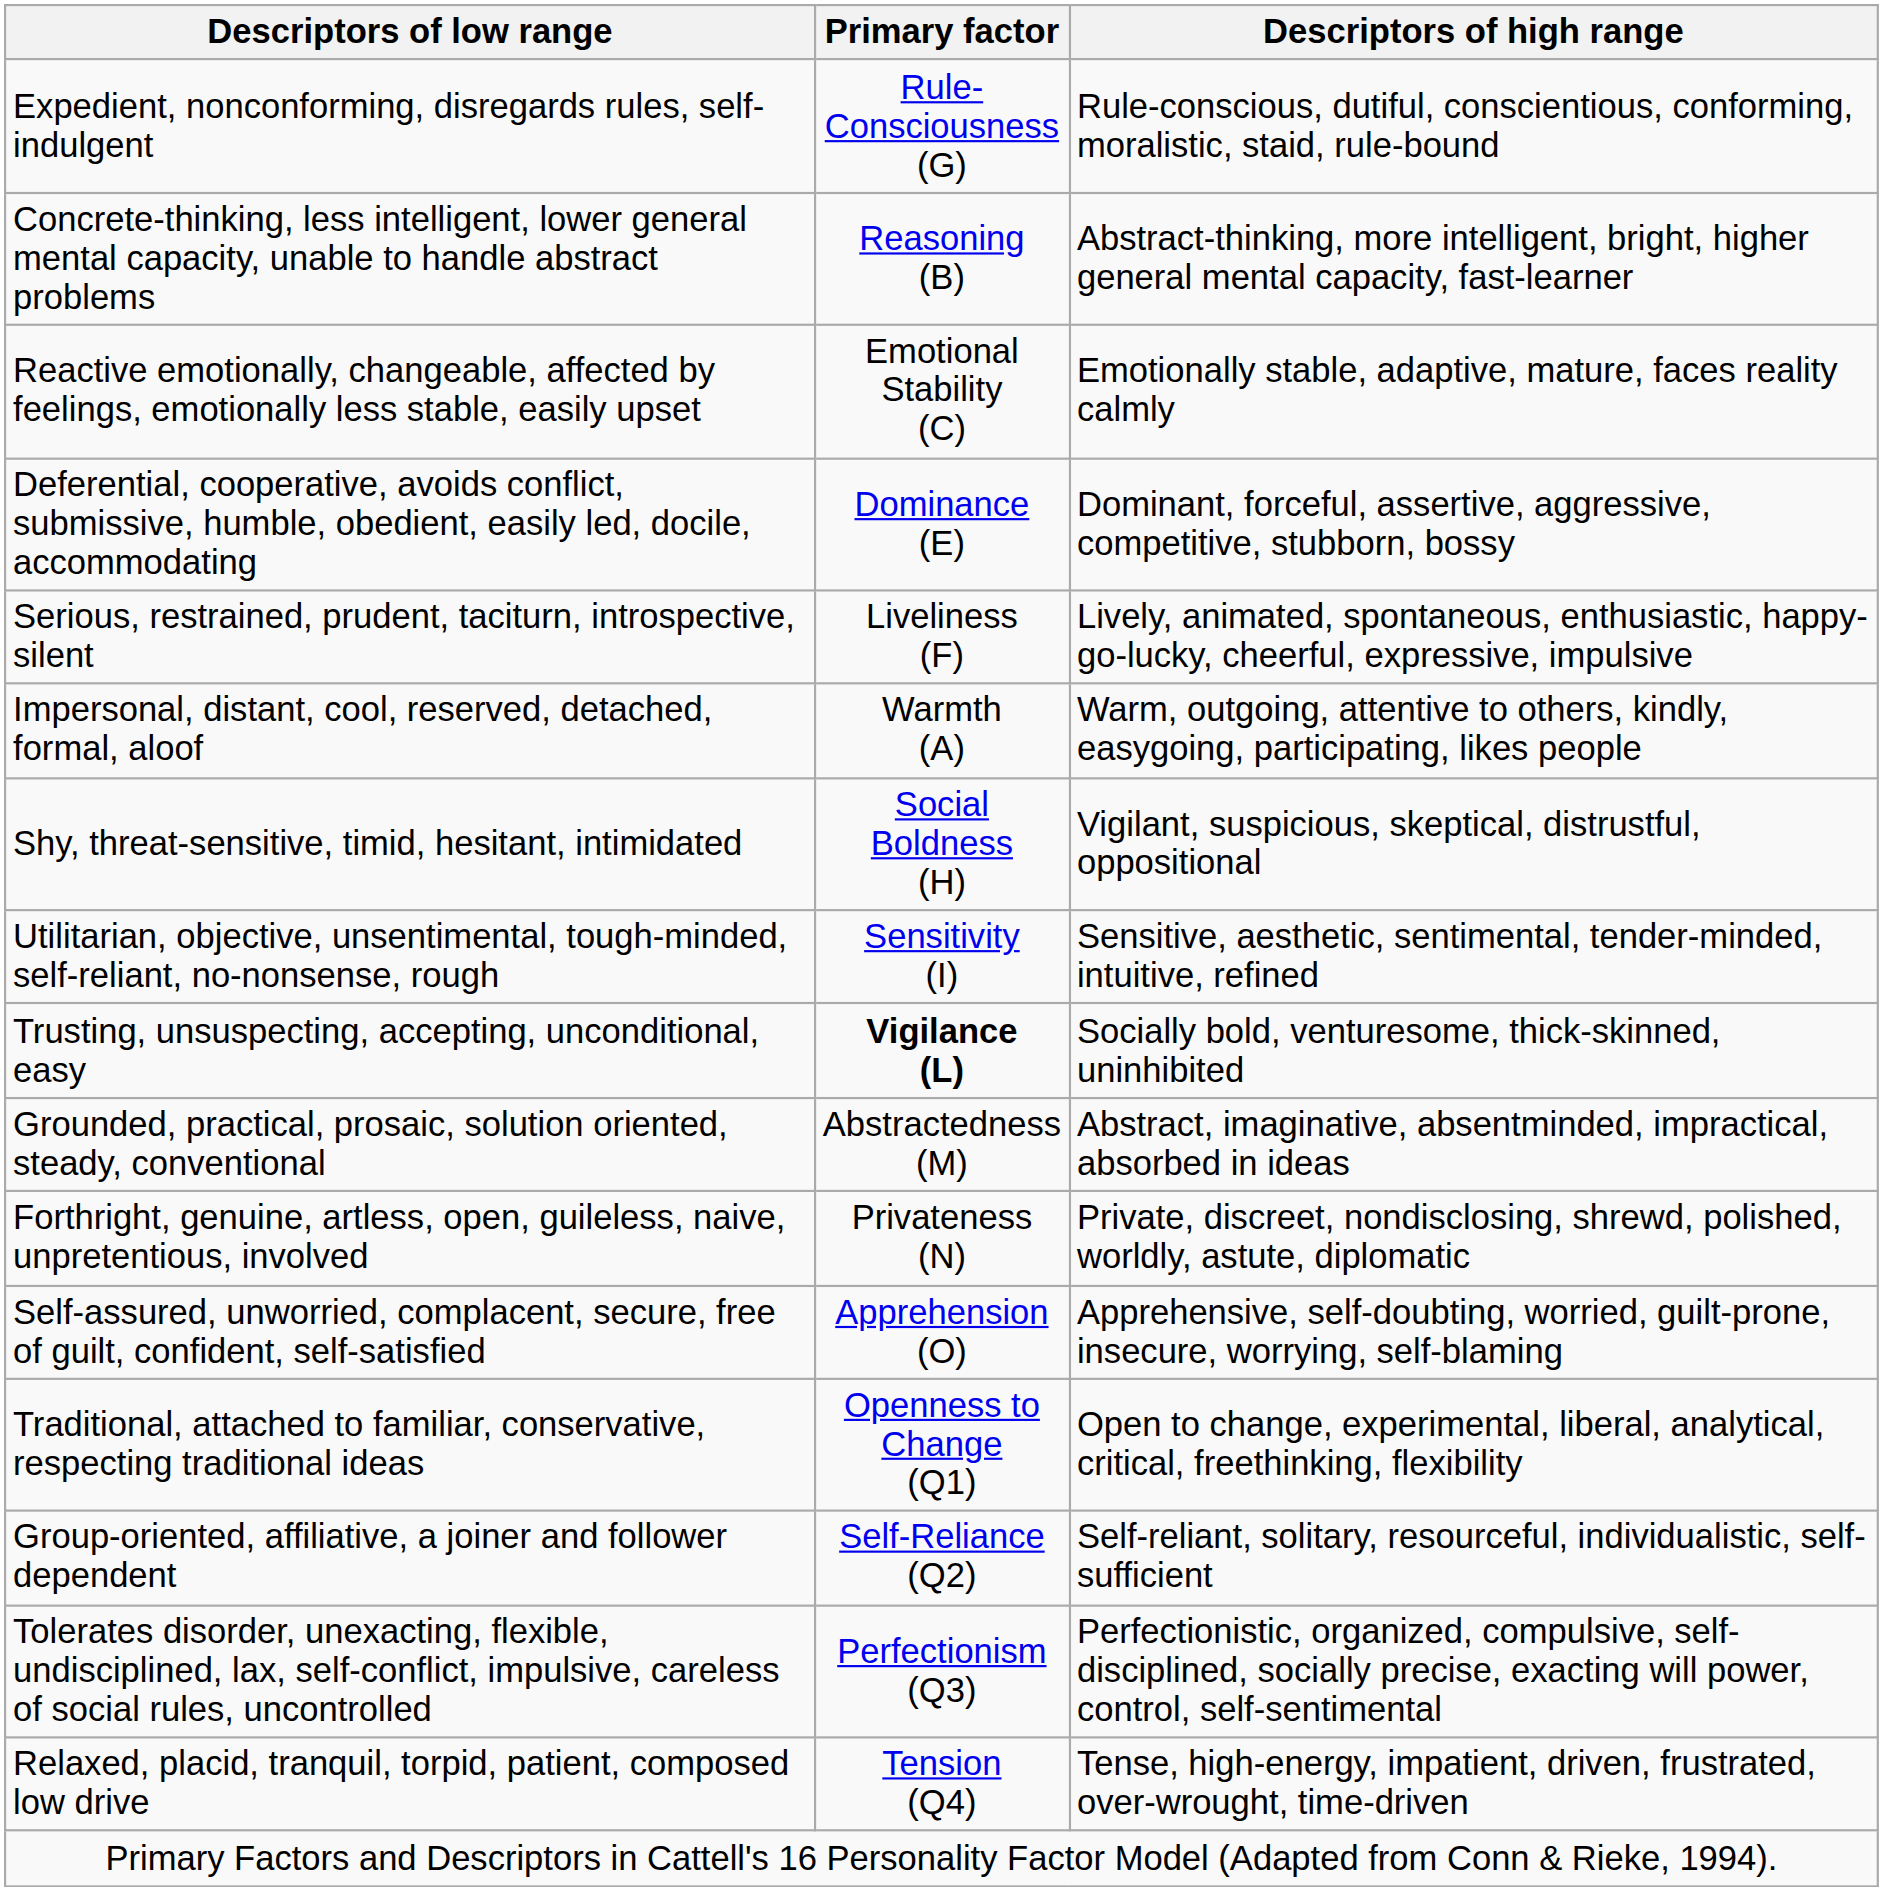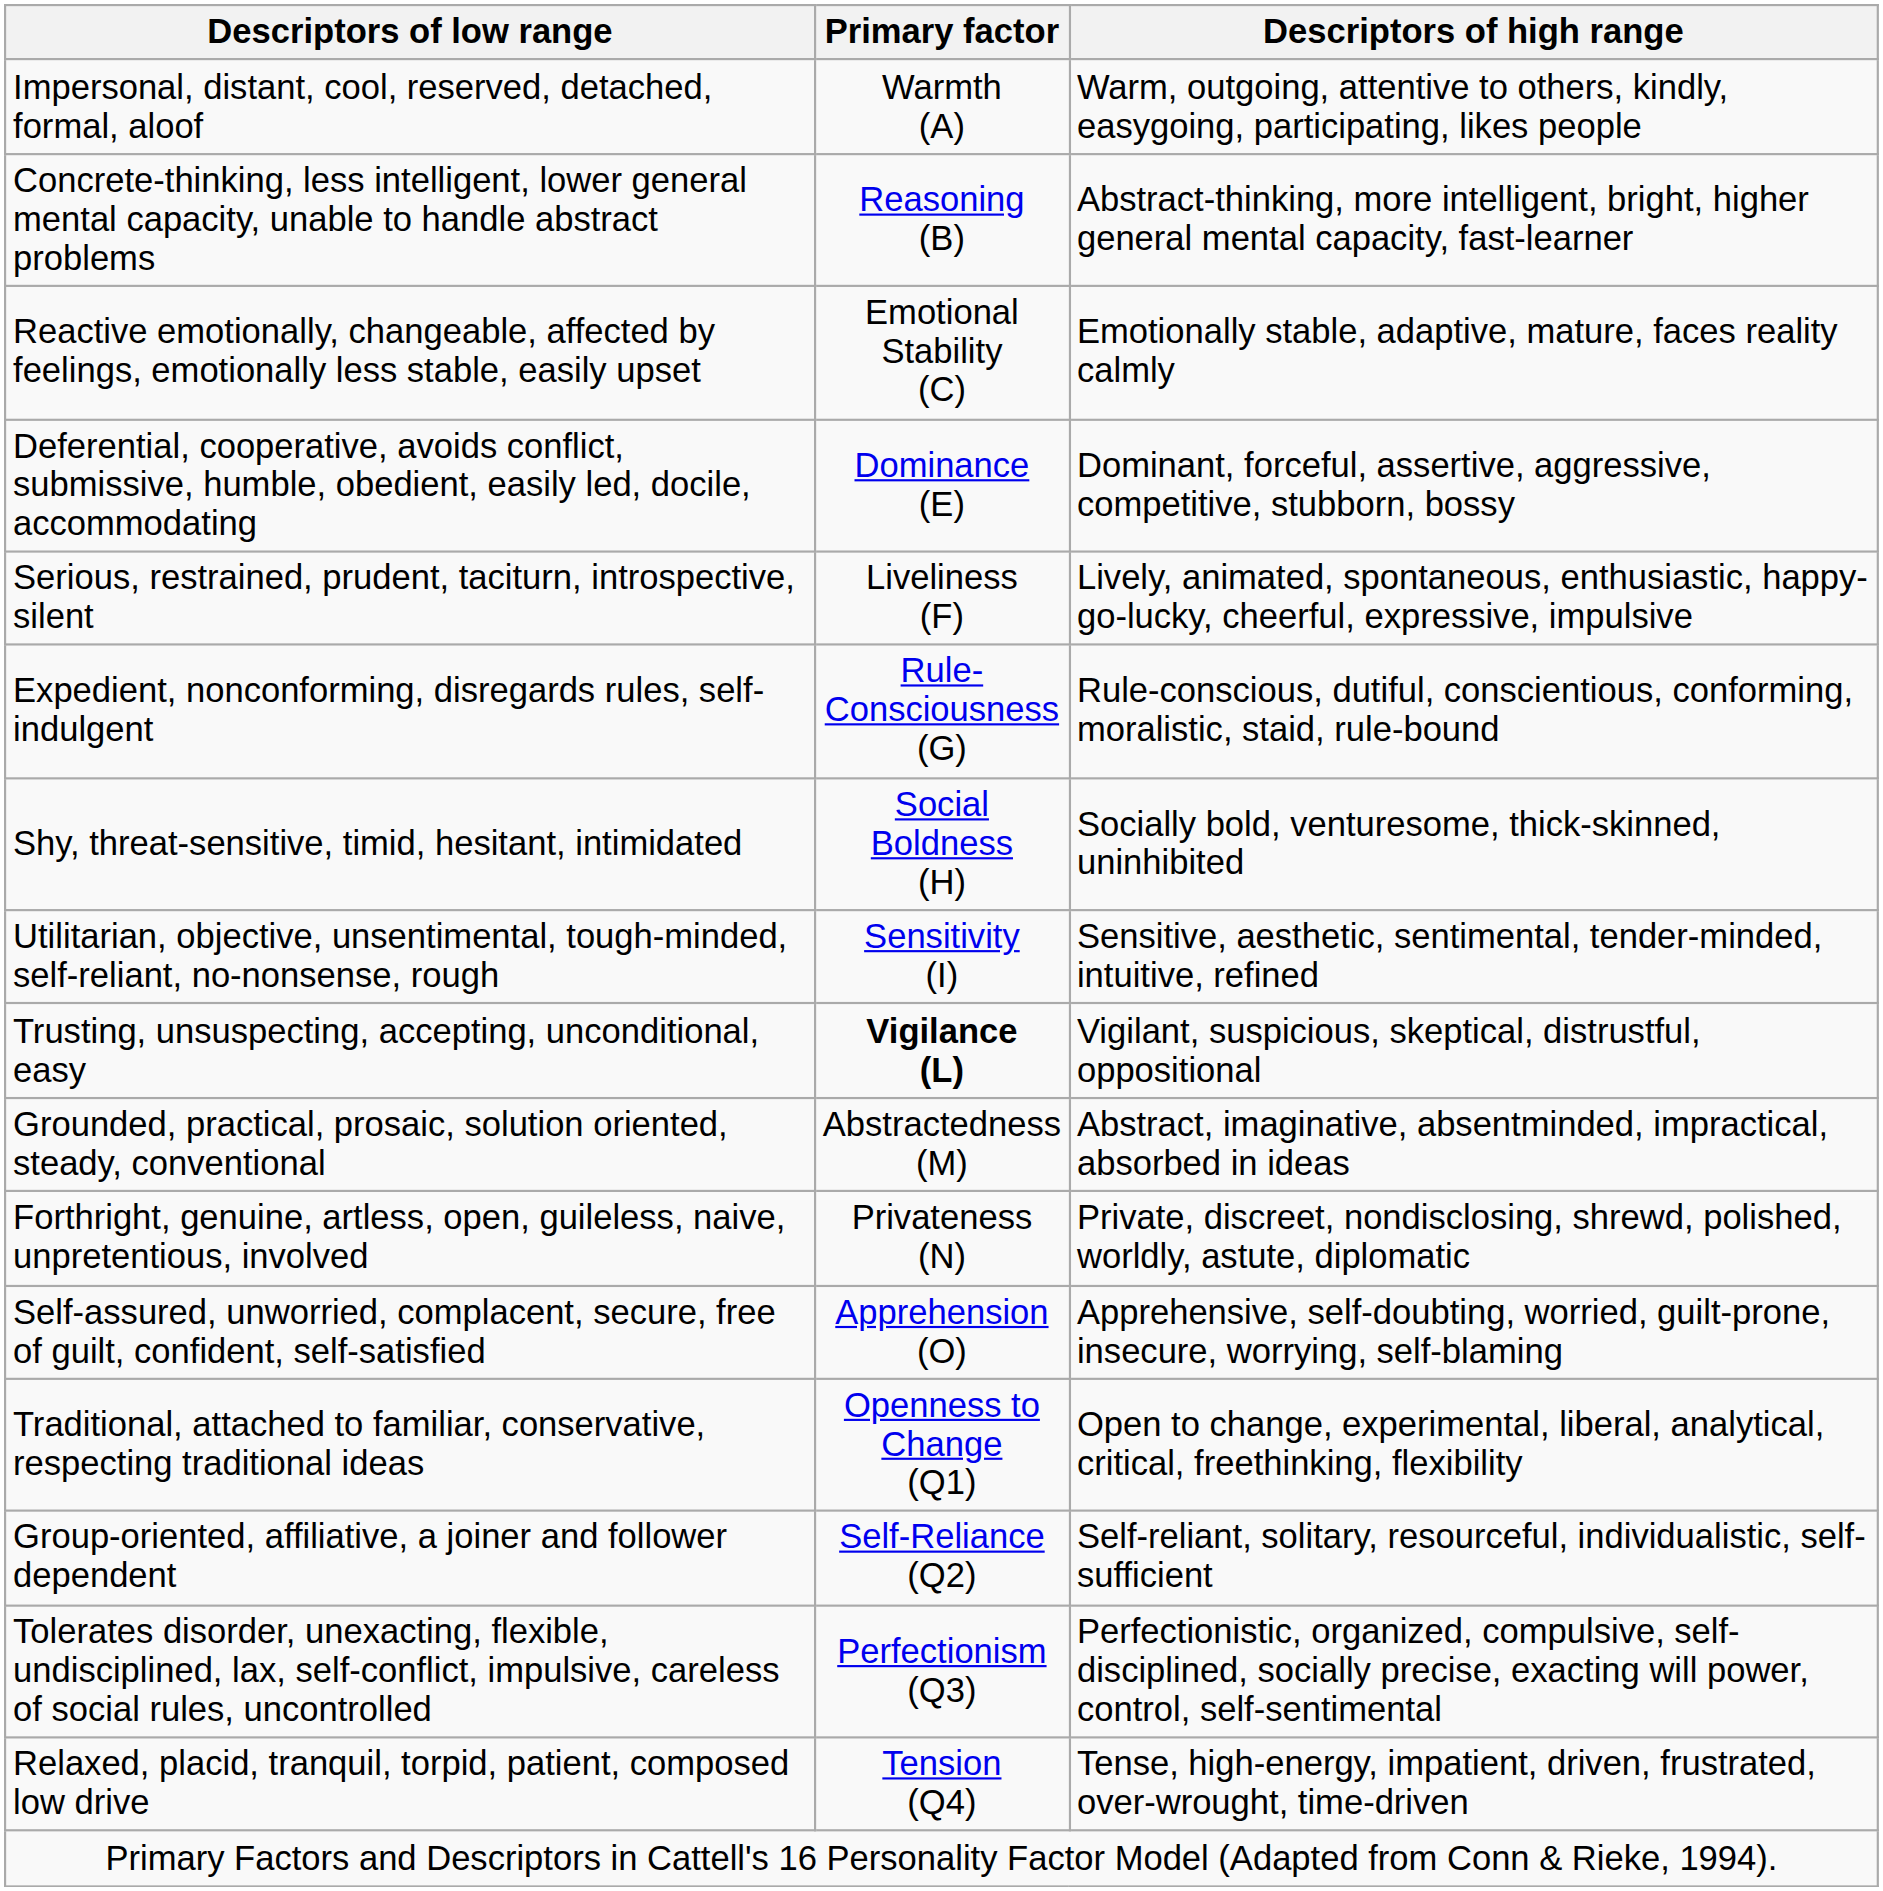rows swapped: (363, 730) <-> (389, 125)
(1389, 843) Vigilant, suspicious, skeptical, distrustful, oppositional -> (1399, 843) Socially bold, venturesome, thick-skinned, uninhibited
(1399, 1050) Socially bold, venturesome, thick-skinned, uninhibited -> (1389, 1050) Vigilant, suspicious, skeptical, distrustful, oppositional
